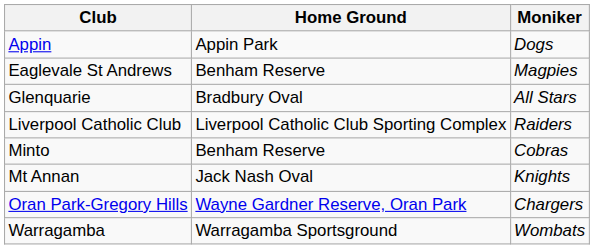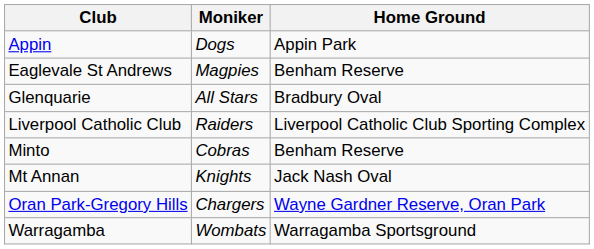columns swapped: (550, 17) <-> (351, 17)
